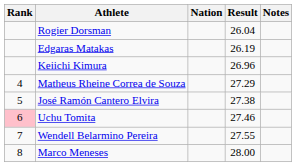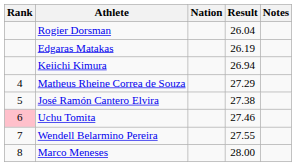(243, 65) 26.96 -> (243, 65) 26.94
